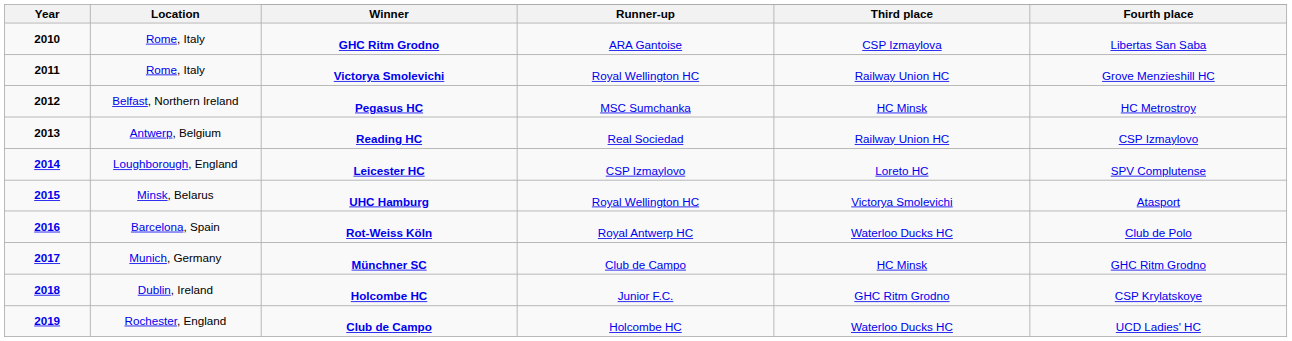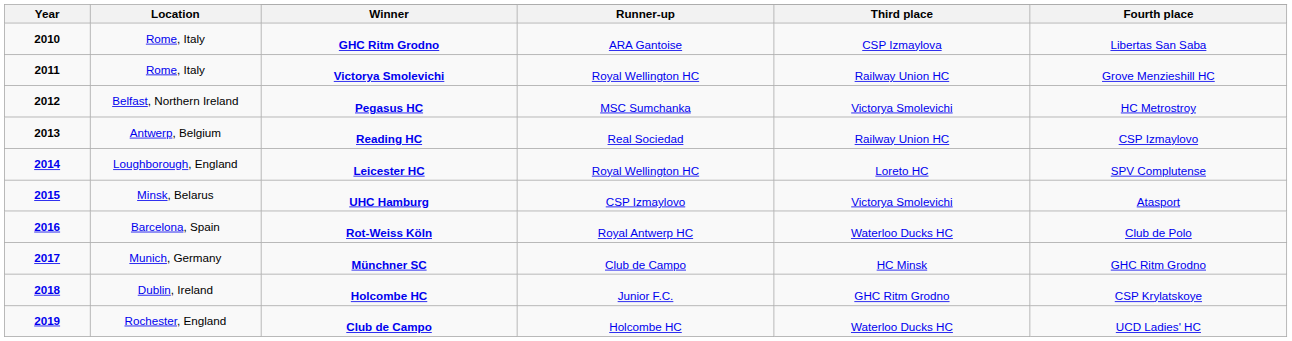(902, 108) HC Minsk -> (902, 108) Victorya Smolevichi
(645, 171) CSP Izmaylovo -> (645, 171) Royal Wellington HC
(645, 202) Royal Wellington HC -> (645, 202) CSP Izmaylovo
